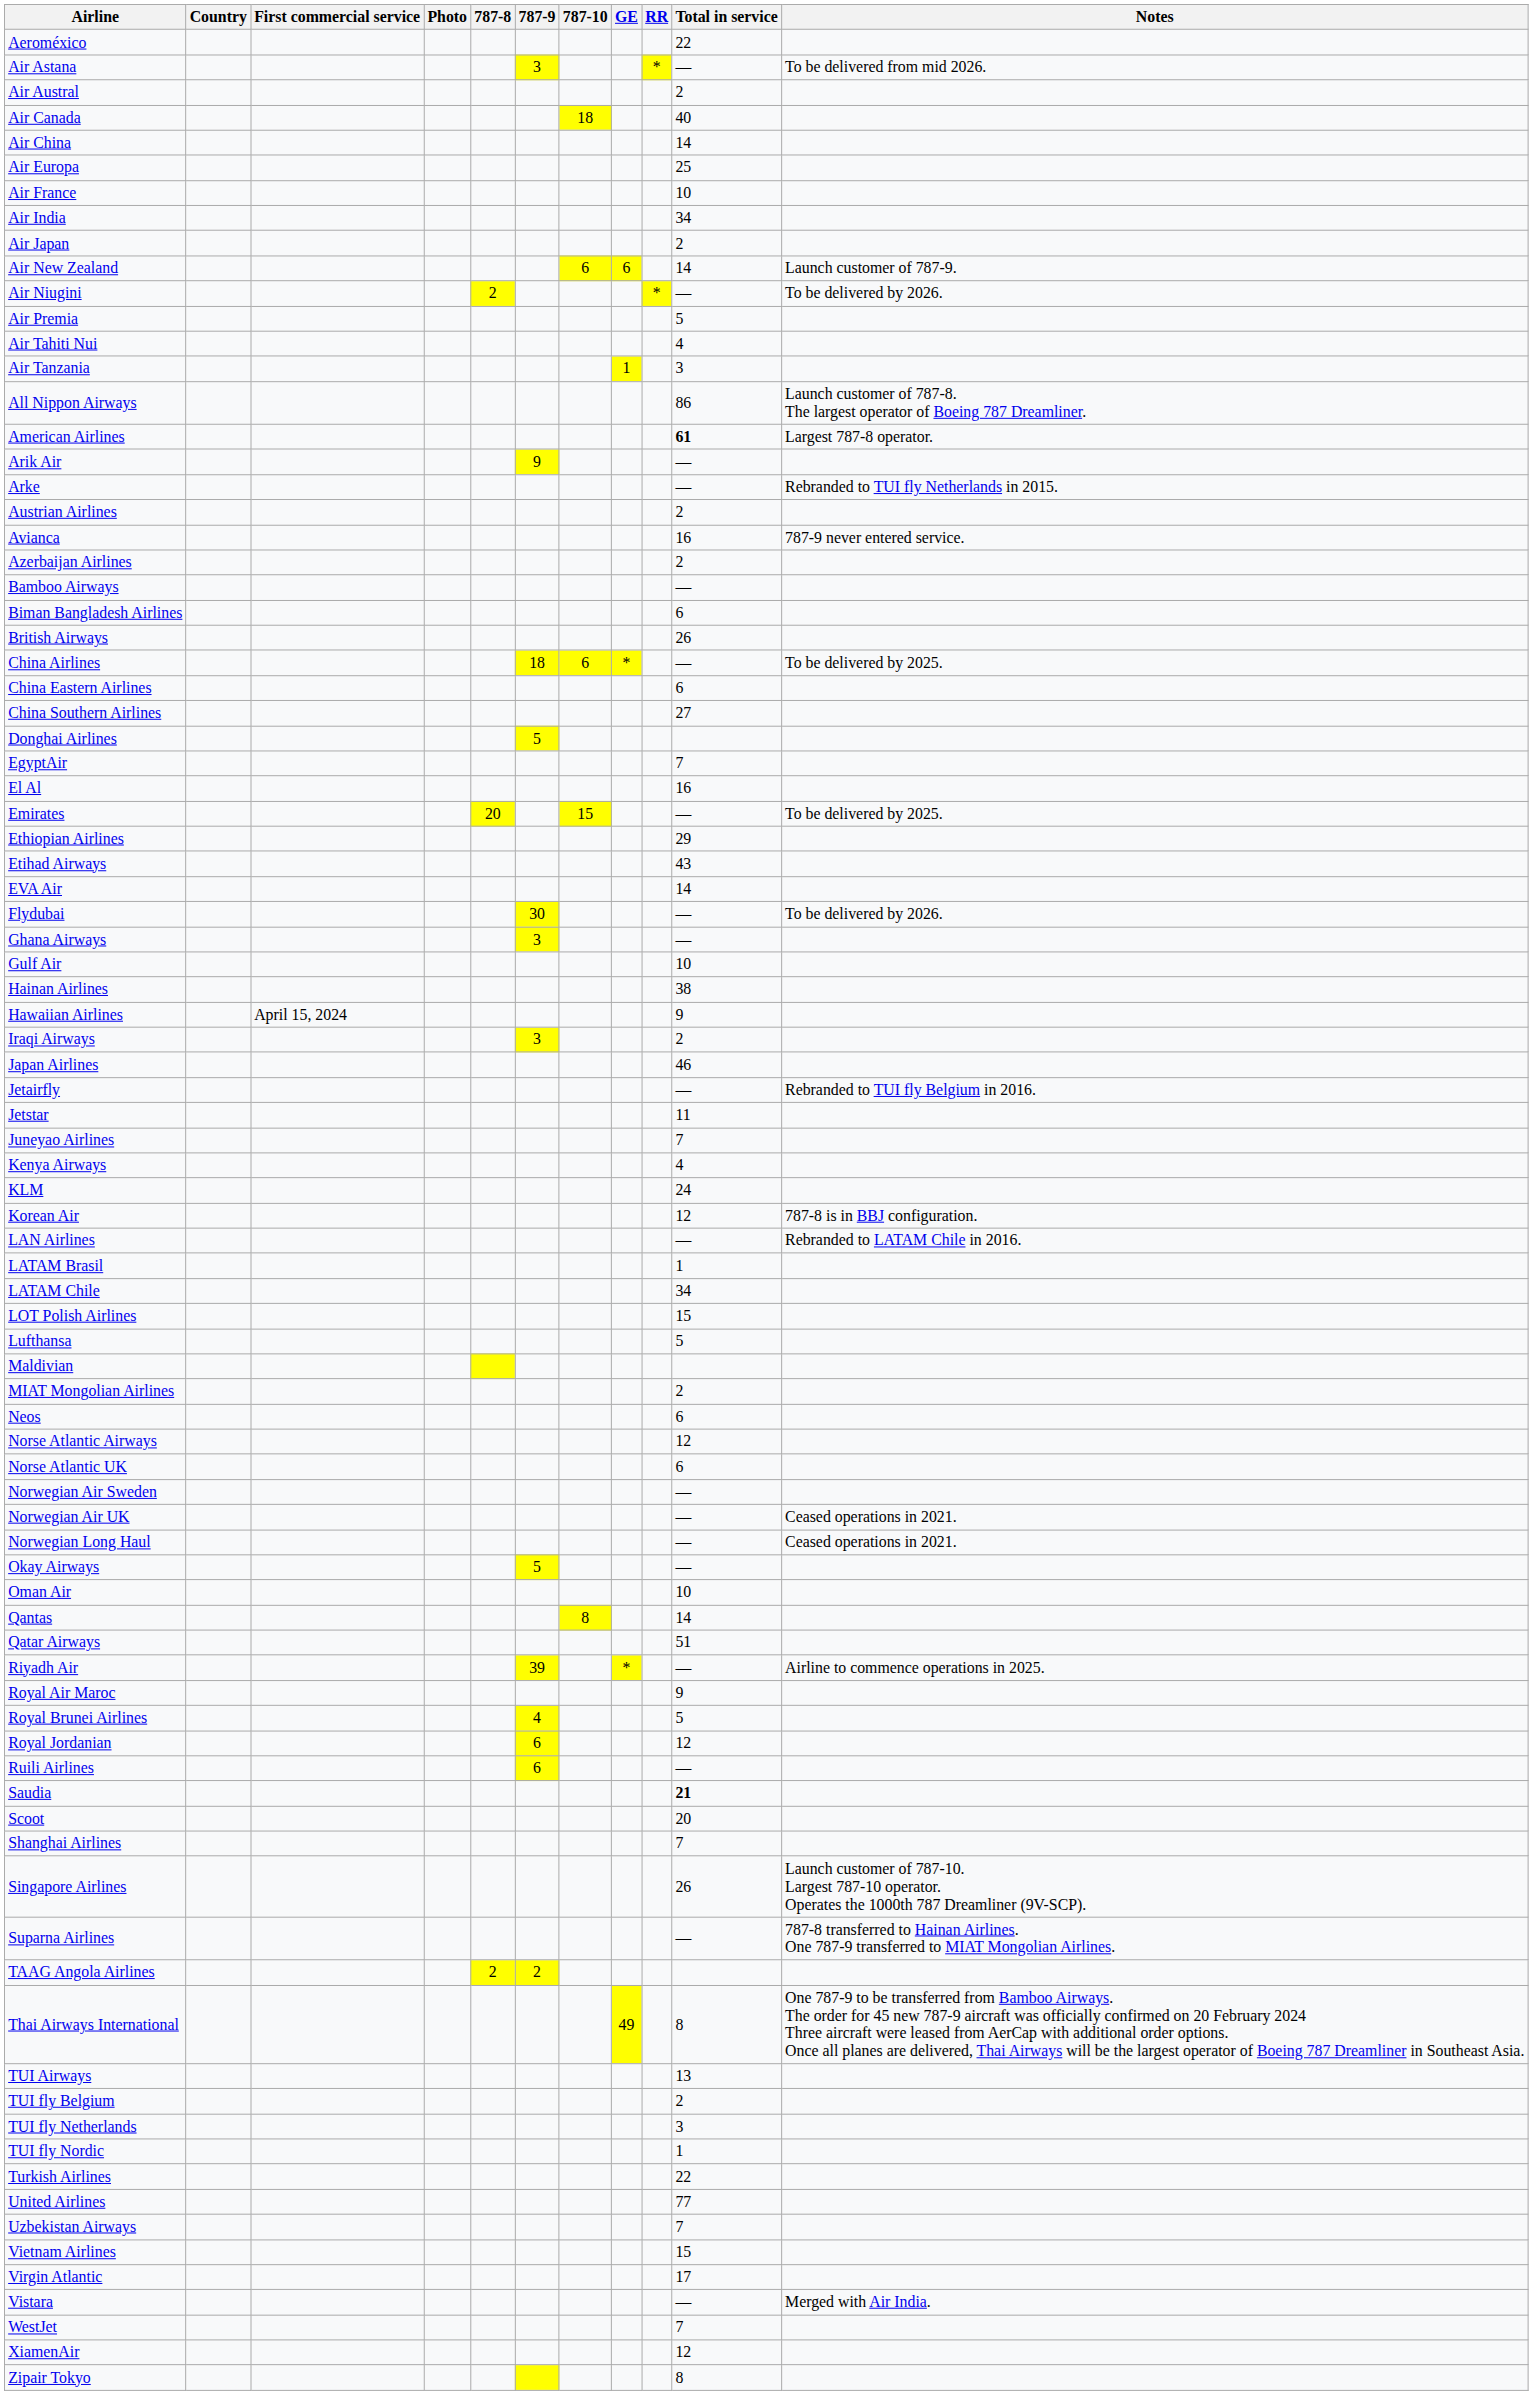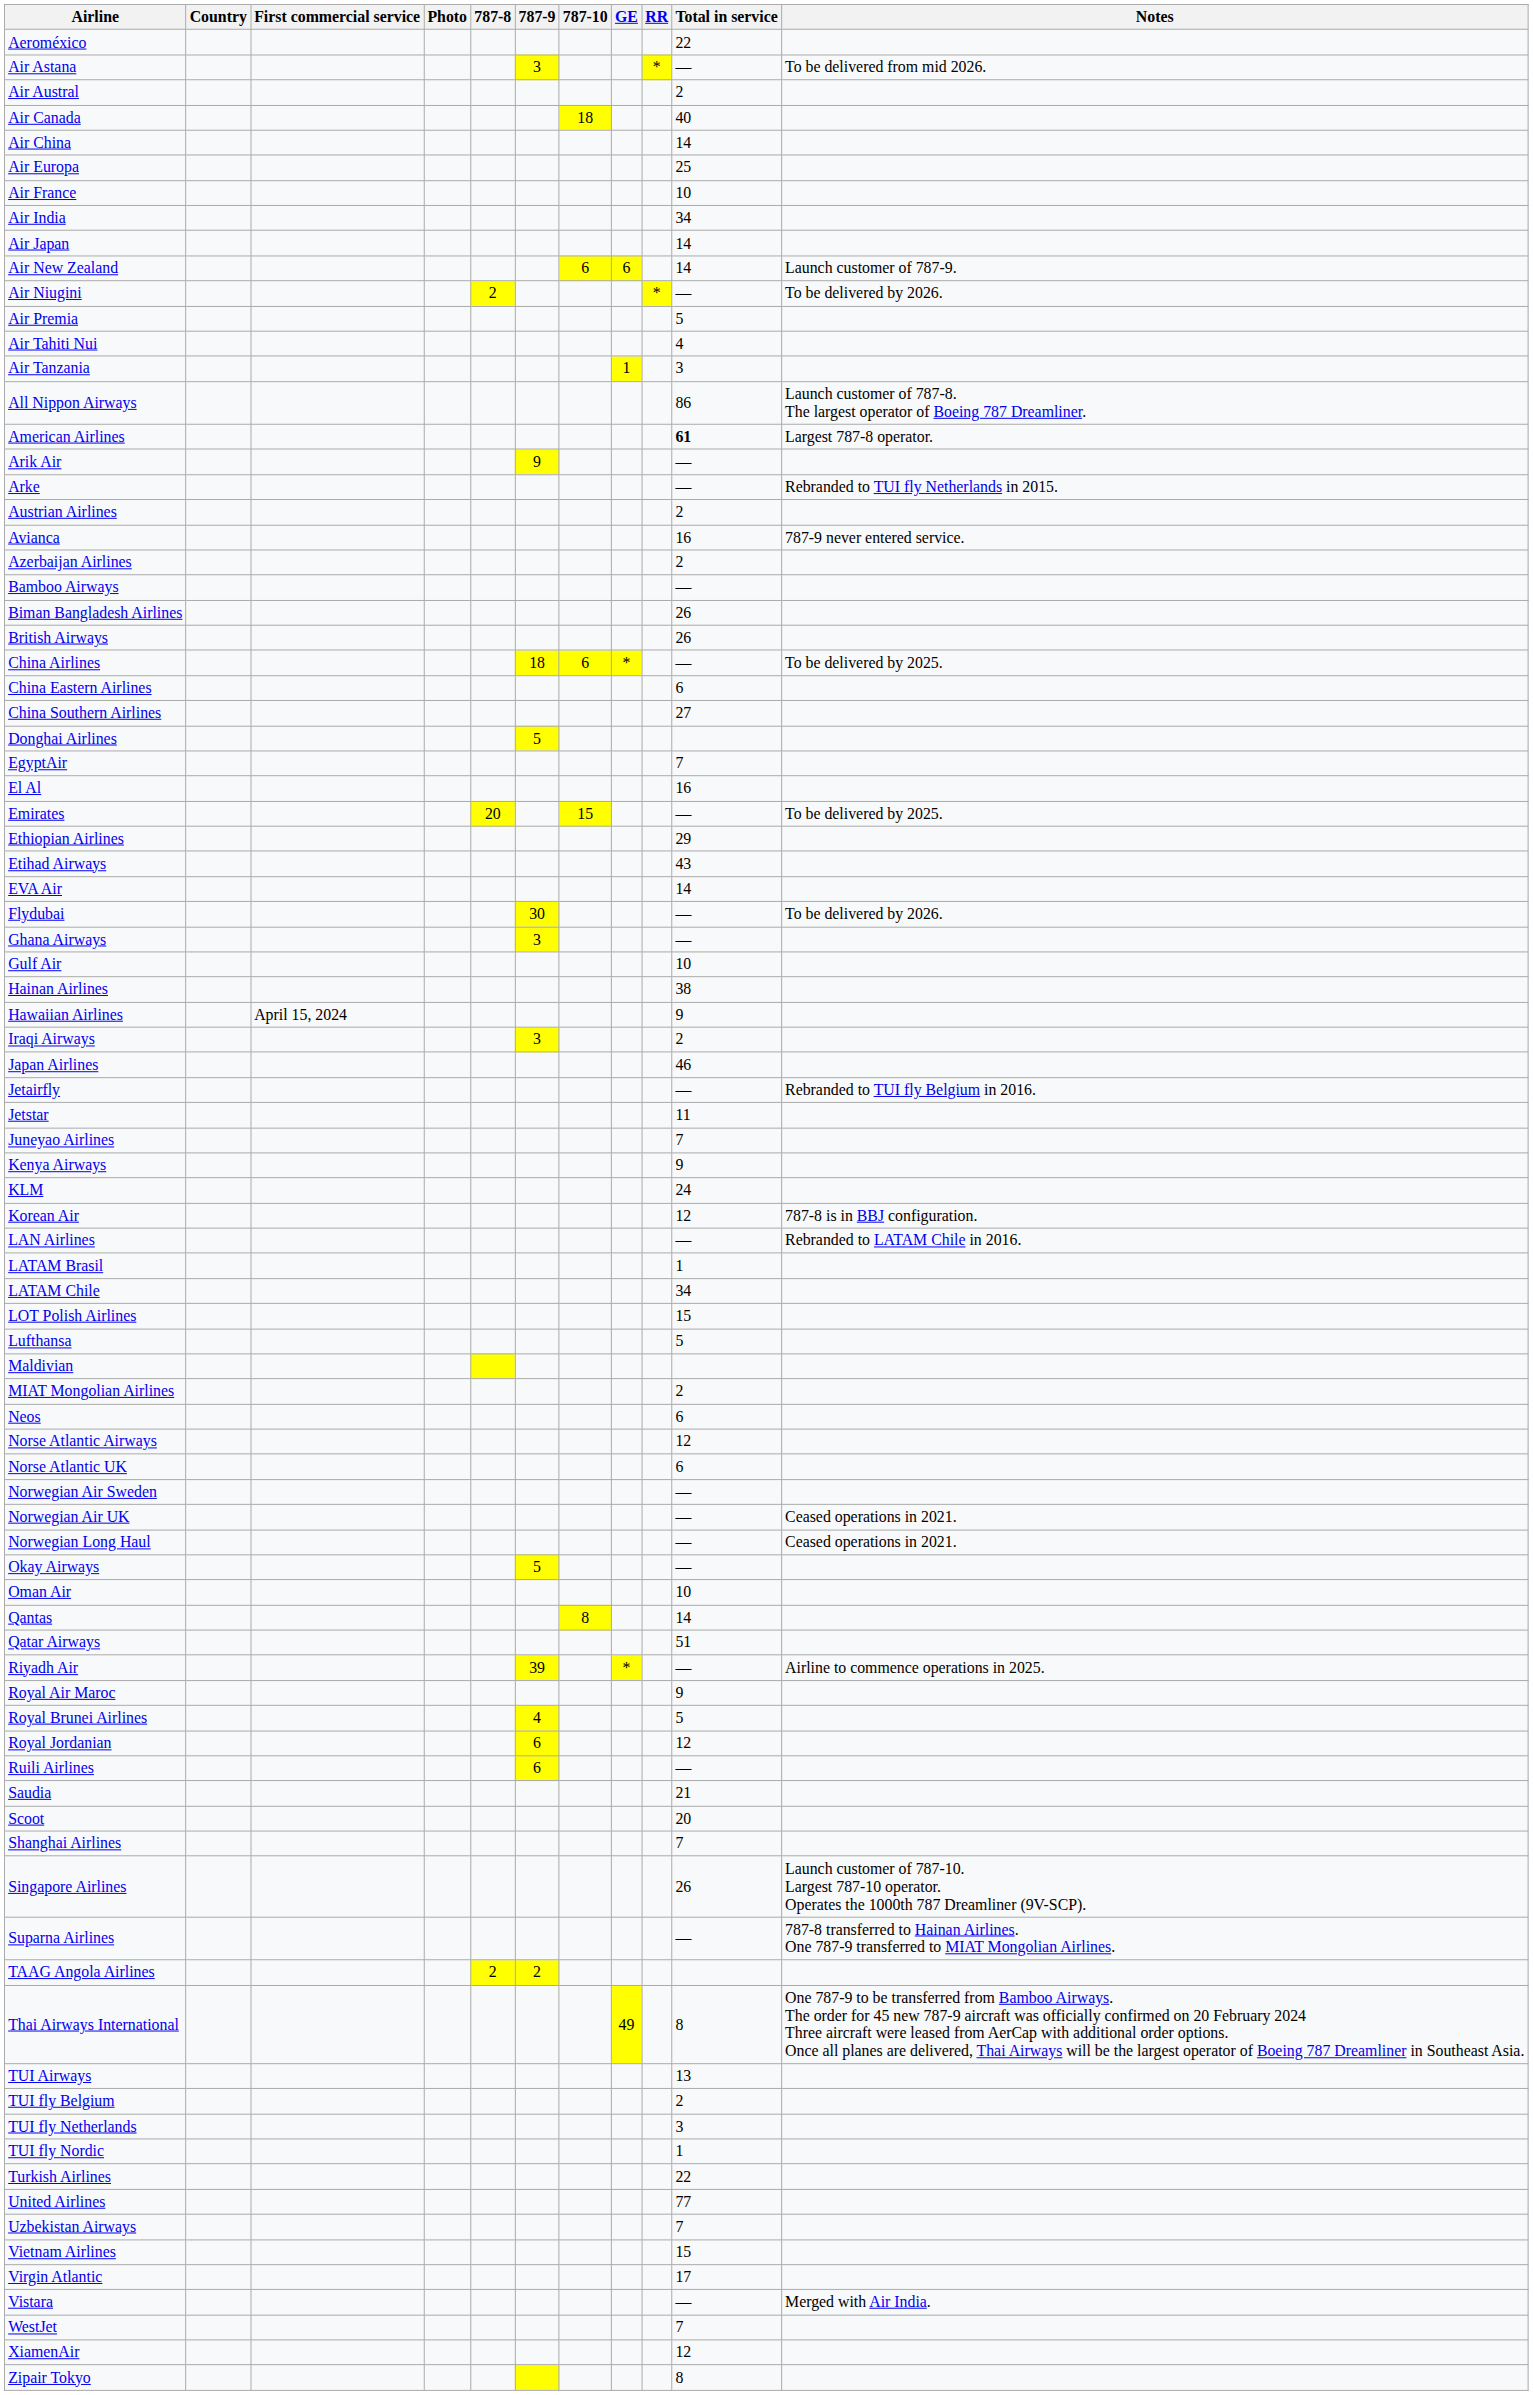(679, 243) 2 -> (683, 243) 14
(679, 612) 6 -> (683, 612) 26
(679, 1165) 4 -> (679, 1165) 9
(683, 1793) bold -> (683, 1793) normal
